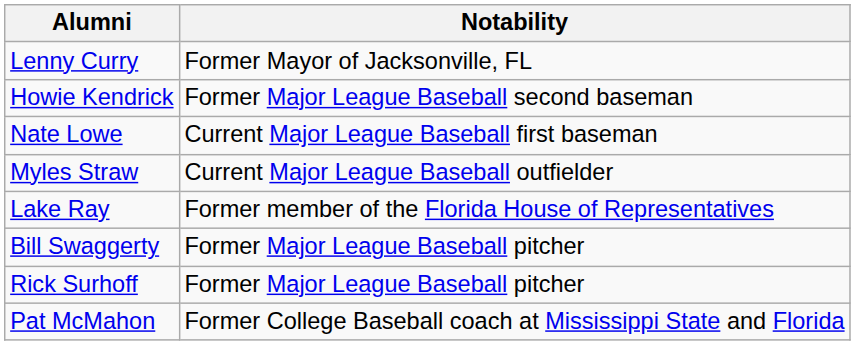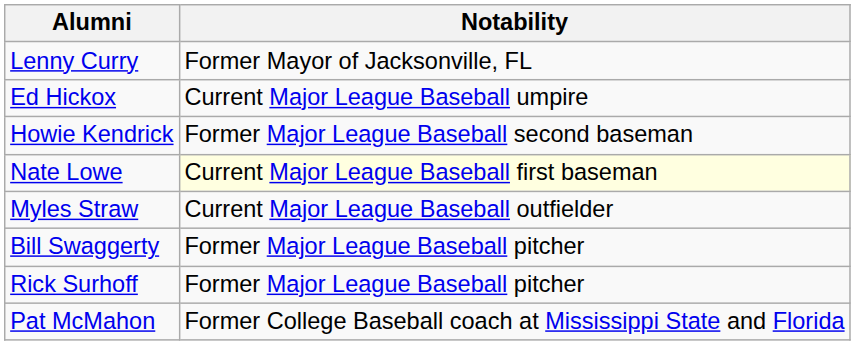+ row: (63, 97)
(421, 135) no background -> (421, 172) lightyellow background
- row: (60, 209)
